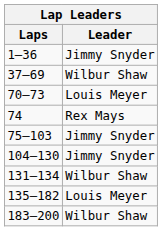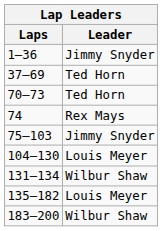(106, 75) Wilbur Shaw -> (95, 75) Ted Horn
(106, 95) Louis Meyer -> (95, 95) Ted Horn
(110, 155) Jimmy Snyder -> (106, 155) Louis Meyer
